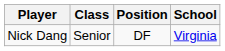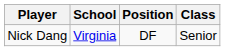columns swapped: (92, 14) <-> (195, 14)
